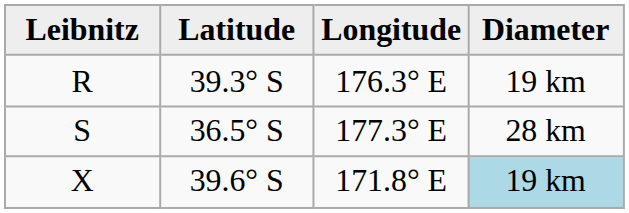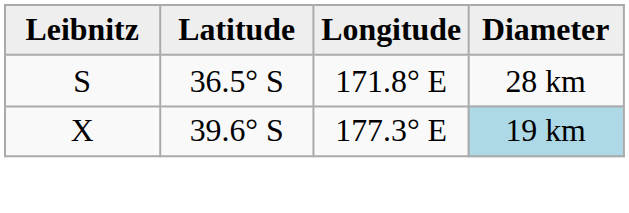- row: (82, 80)
(391, 130) 177.3° E -> (391, 80) 171.8° E
(391, 181) 171.8° E -> (391, 130) 177.3° E
